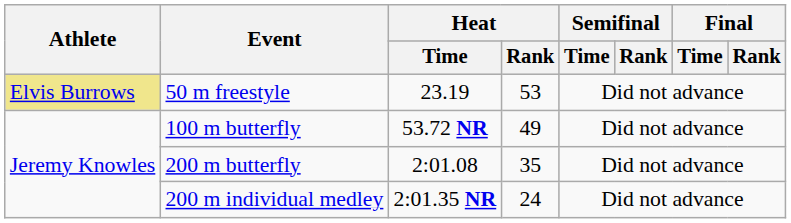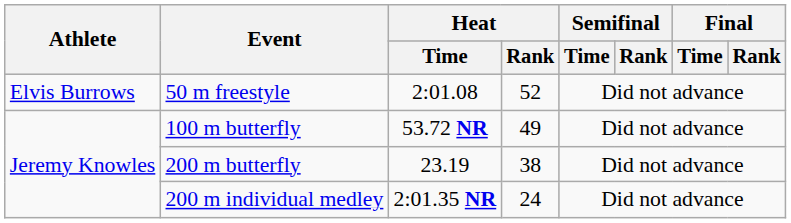(72, 92) khaki background -> (72, 92) no background
(445, 92) 23.19 -> (445, 92) 2:01.08
(530, 92) 53 -> (530, 92) 52
(445, 164) 2:01.08 -> (445, 164) 23.19
(530, 164) 35 -> (530, 164) 38
